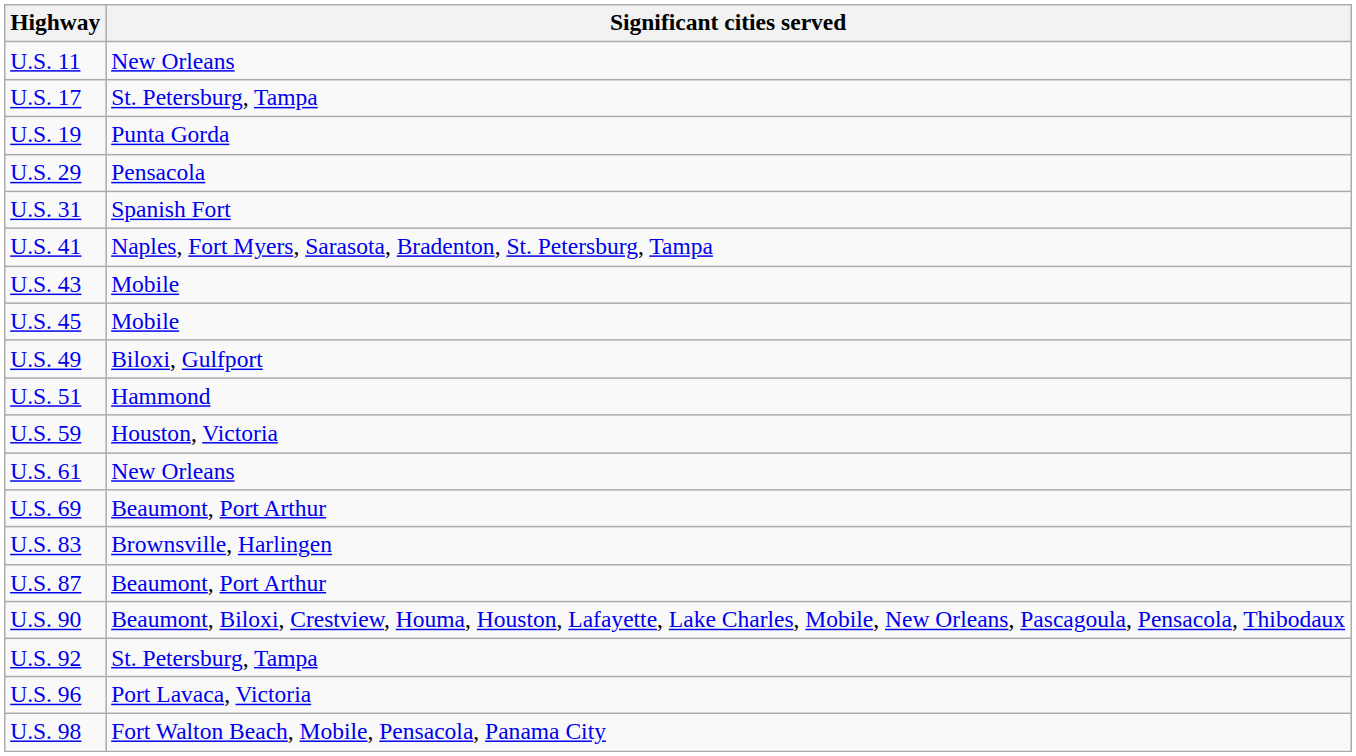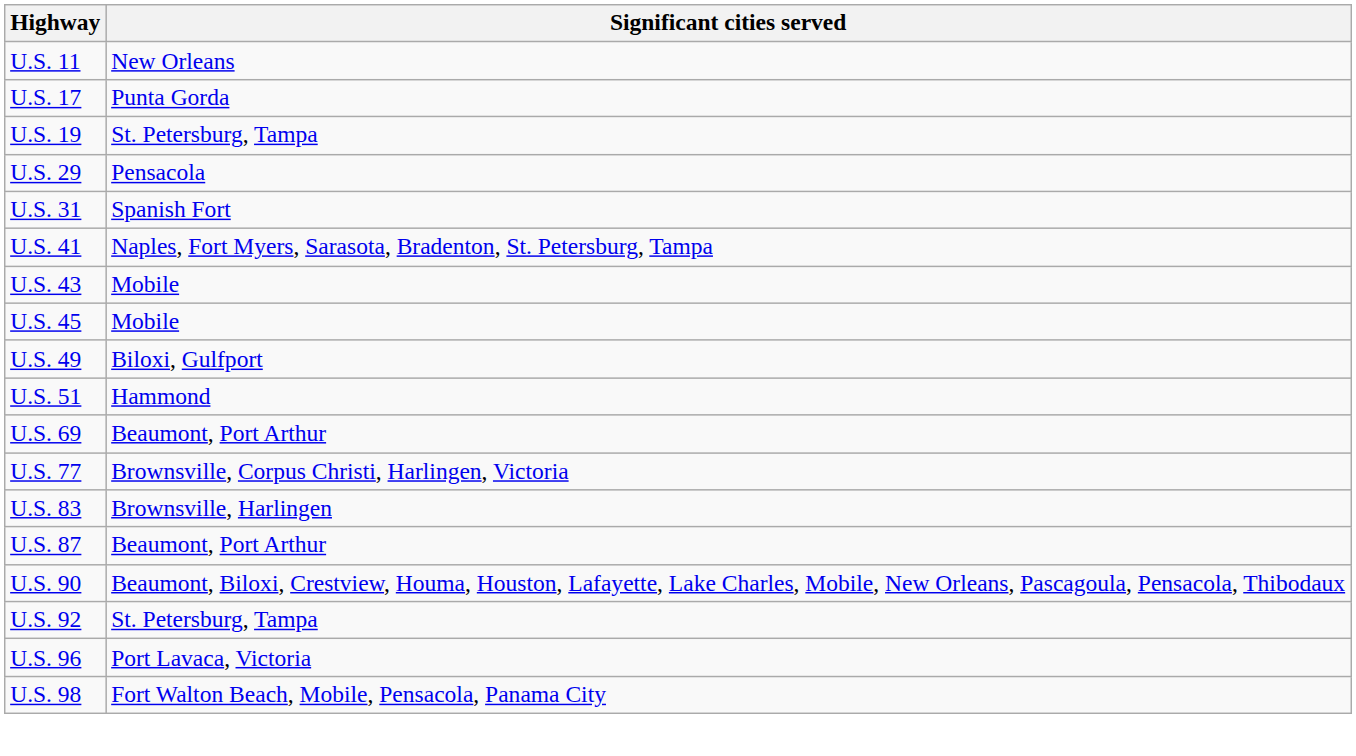(214, 97) St. Petersburg, Tampa -> (170, 97) Punta Gorda
(170, 135) Punta Gorda -> (214, 135) St. Petersburg, Tampa
- row: (46, 433)
- row: (46, 470)
+ row: (46, 470)
